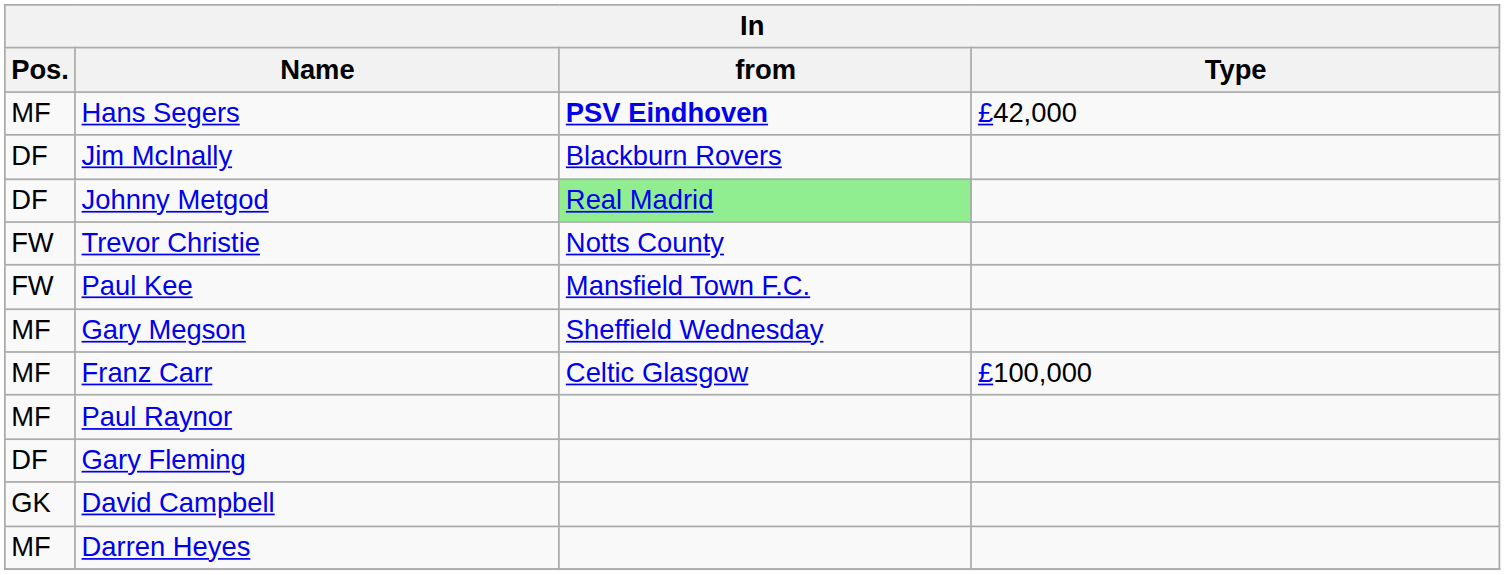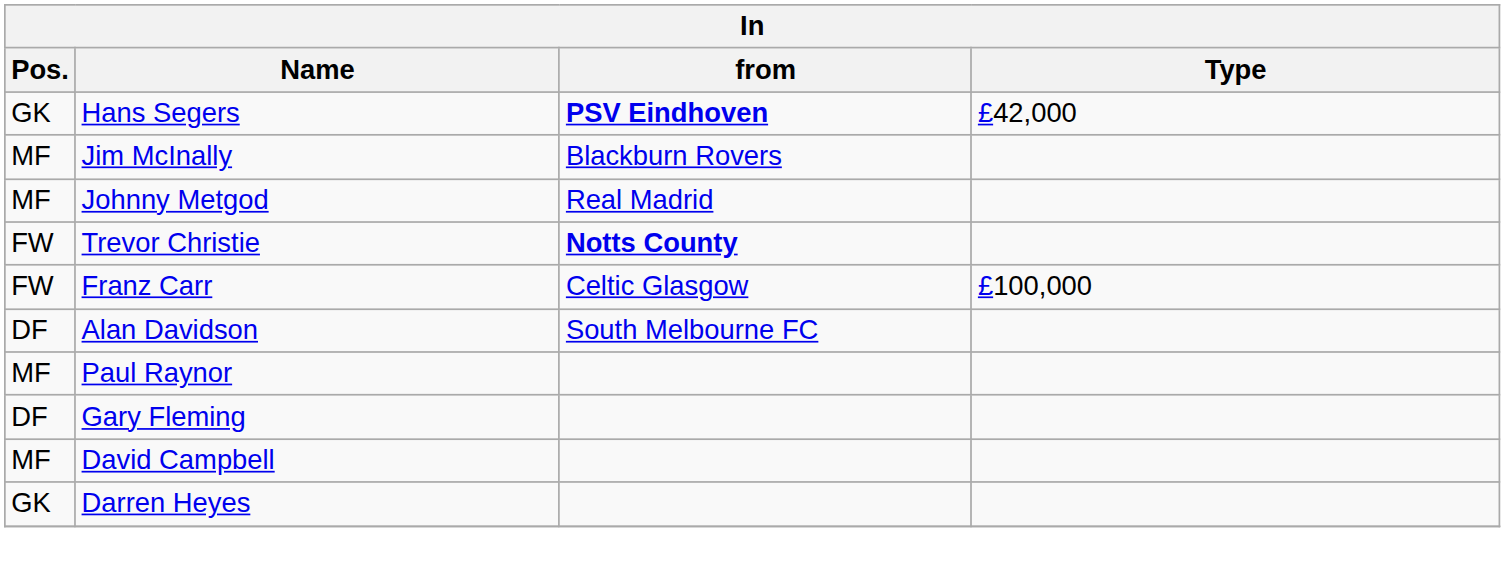(31, 112) MF -> (31, 112) GK
(29, 156) DF -> (31, 156) MF
(29, 199) DF -> (31, 199) MF
(640, 199) lightgreen background -> (640, 199) no background
(645, 243) normal -> (652, 243) bold
- row: (137, 286)
- row: (164, 329)
(31, 373) MF -> (32, 286) FW
+ row: (170, 329)
(31, 503) GK -> (31, 460) MF
(31, 546) MF -> (31, 503) GK
